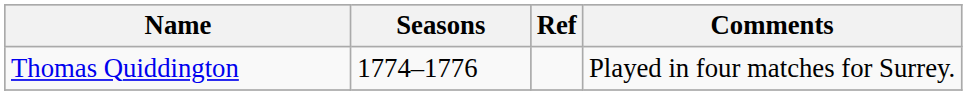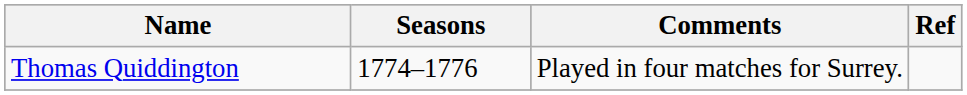columns swapped: (772, 25) <-> (557, 25)
